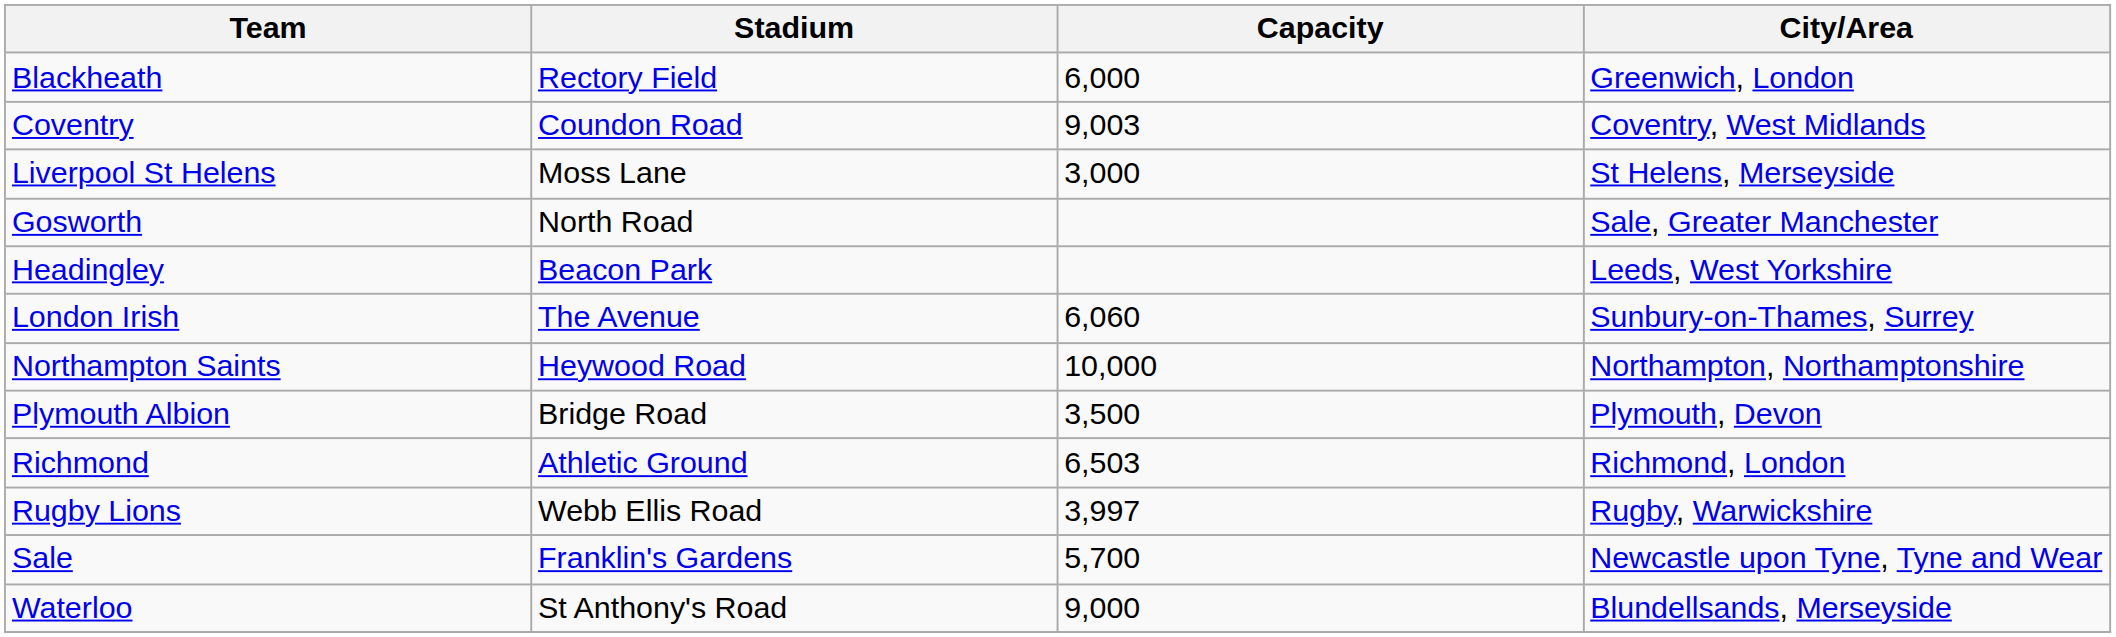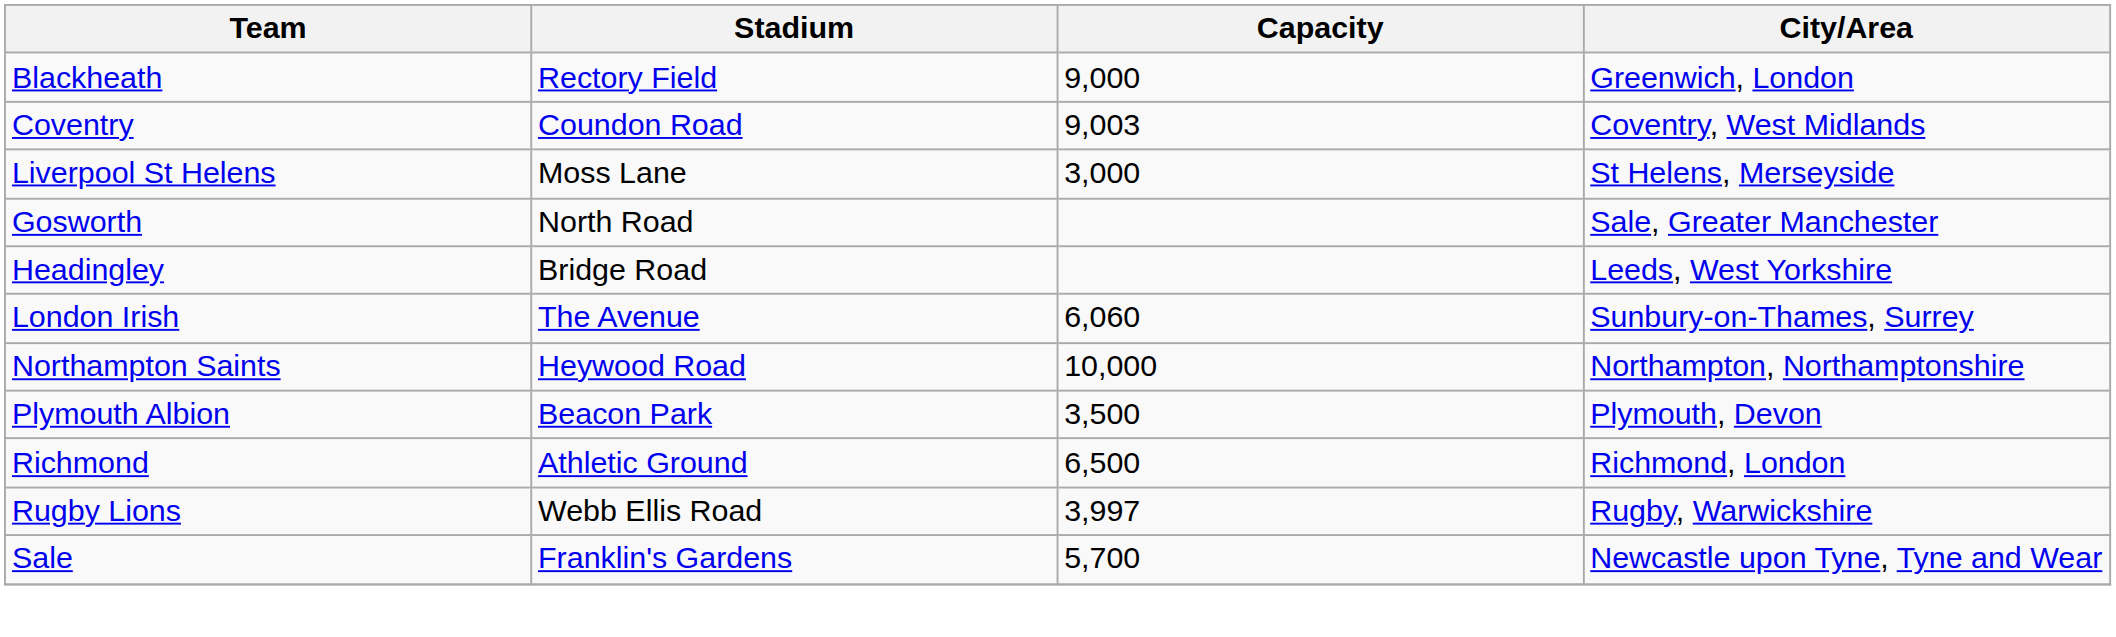(1102, 76) 6,000 -> (1102, 76) 9,000
(625, 269) Beacon Park -> (623, 269) Bridge Road
(623, 414) Bridge Road -> (625, 414) Beacon Park
(1102, 462) 6,503 -> (1102, 462) 6,500
- row: (72, 607)
